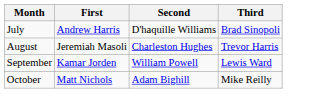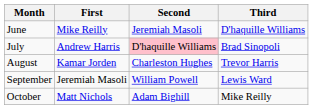+ row: (16, 29)
(174, 29) no background -> (174, 46) pink background
(92, 46) Jeremiah Masoli -> (87, 63) Kamar Jorden
(87, 63) Kamar Jorden -> (92, 79) Jeremiah Masoli
